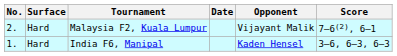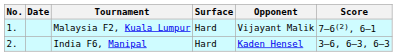columns swapped: (222, 12) <-> (46, 12)
(12, 28) 2. -> (12, 28) 1.
(12, 44) 1. -> (12, 44) 2.
